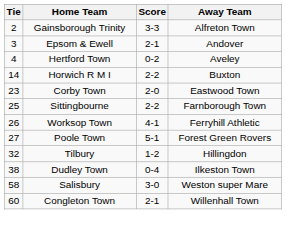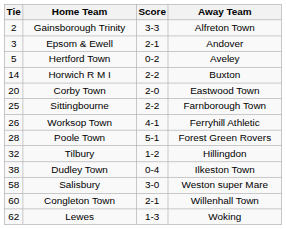(14, 59) 4 -> (14, 59) 5
(14, 91) 23 -> (14, 91) 20
(14, 138) 27 -> (14, 138) 28
+ row: (80, 216)
